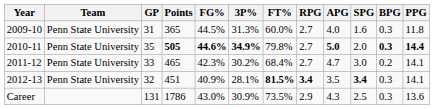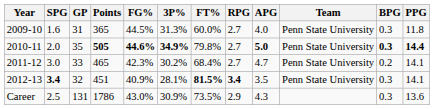columns swapped: (93, 12) <-> (364, 12)
